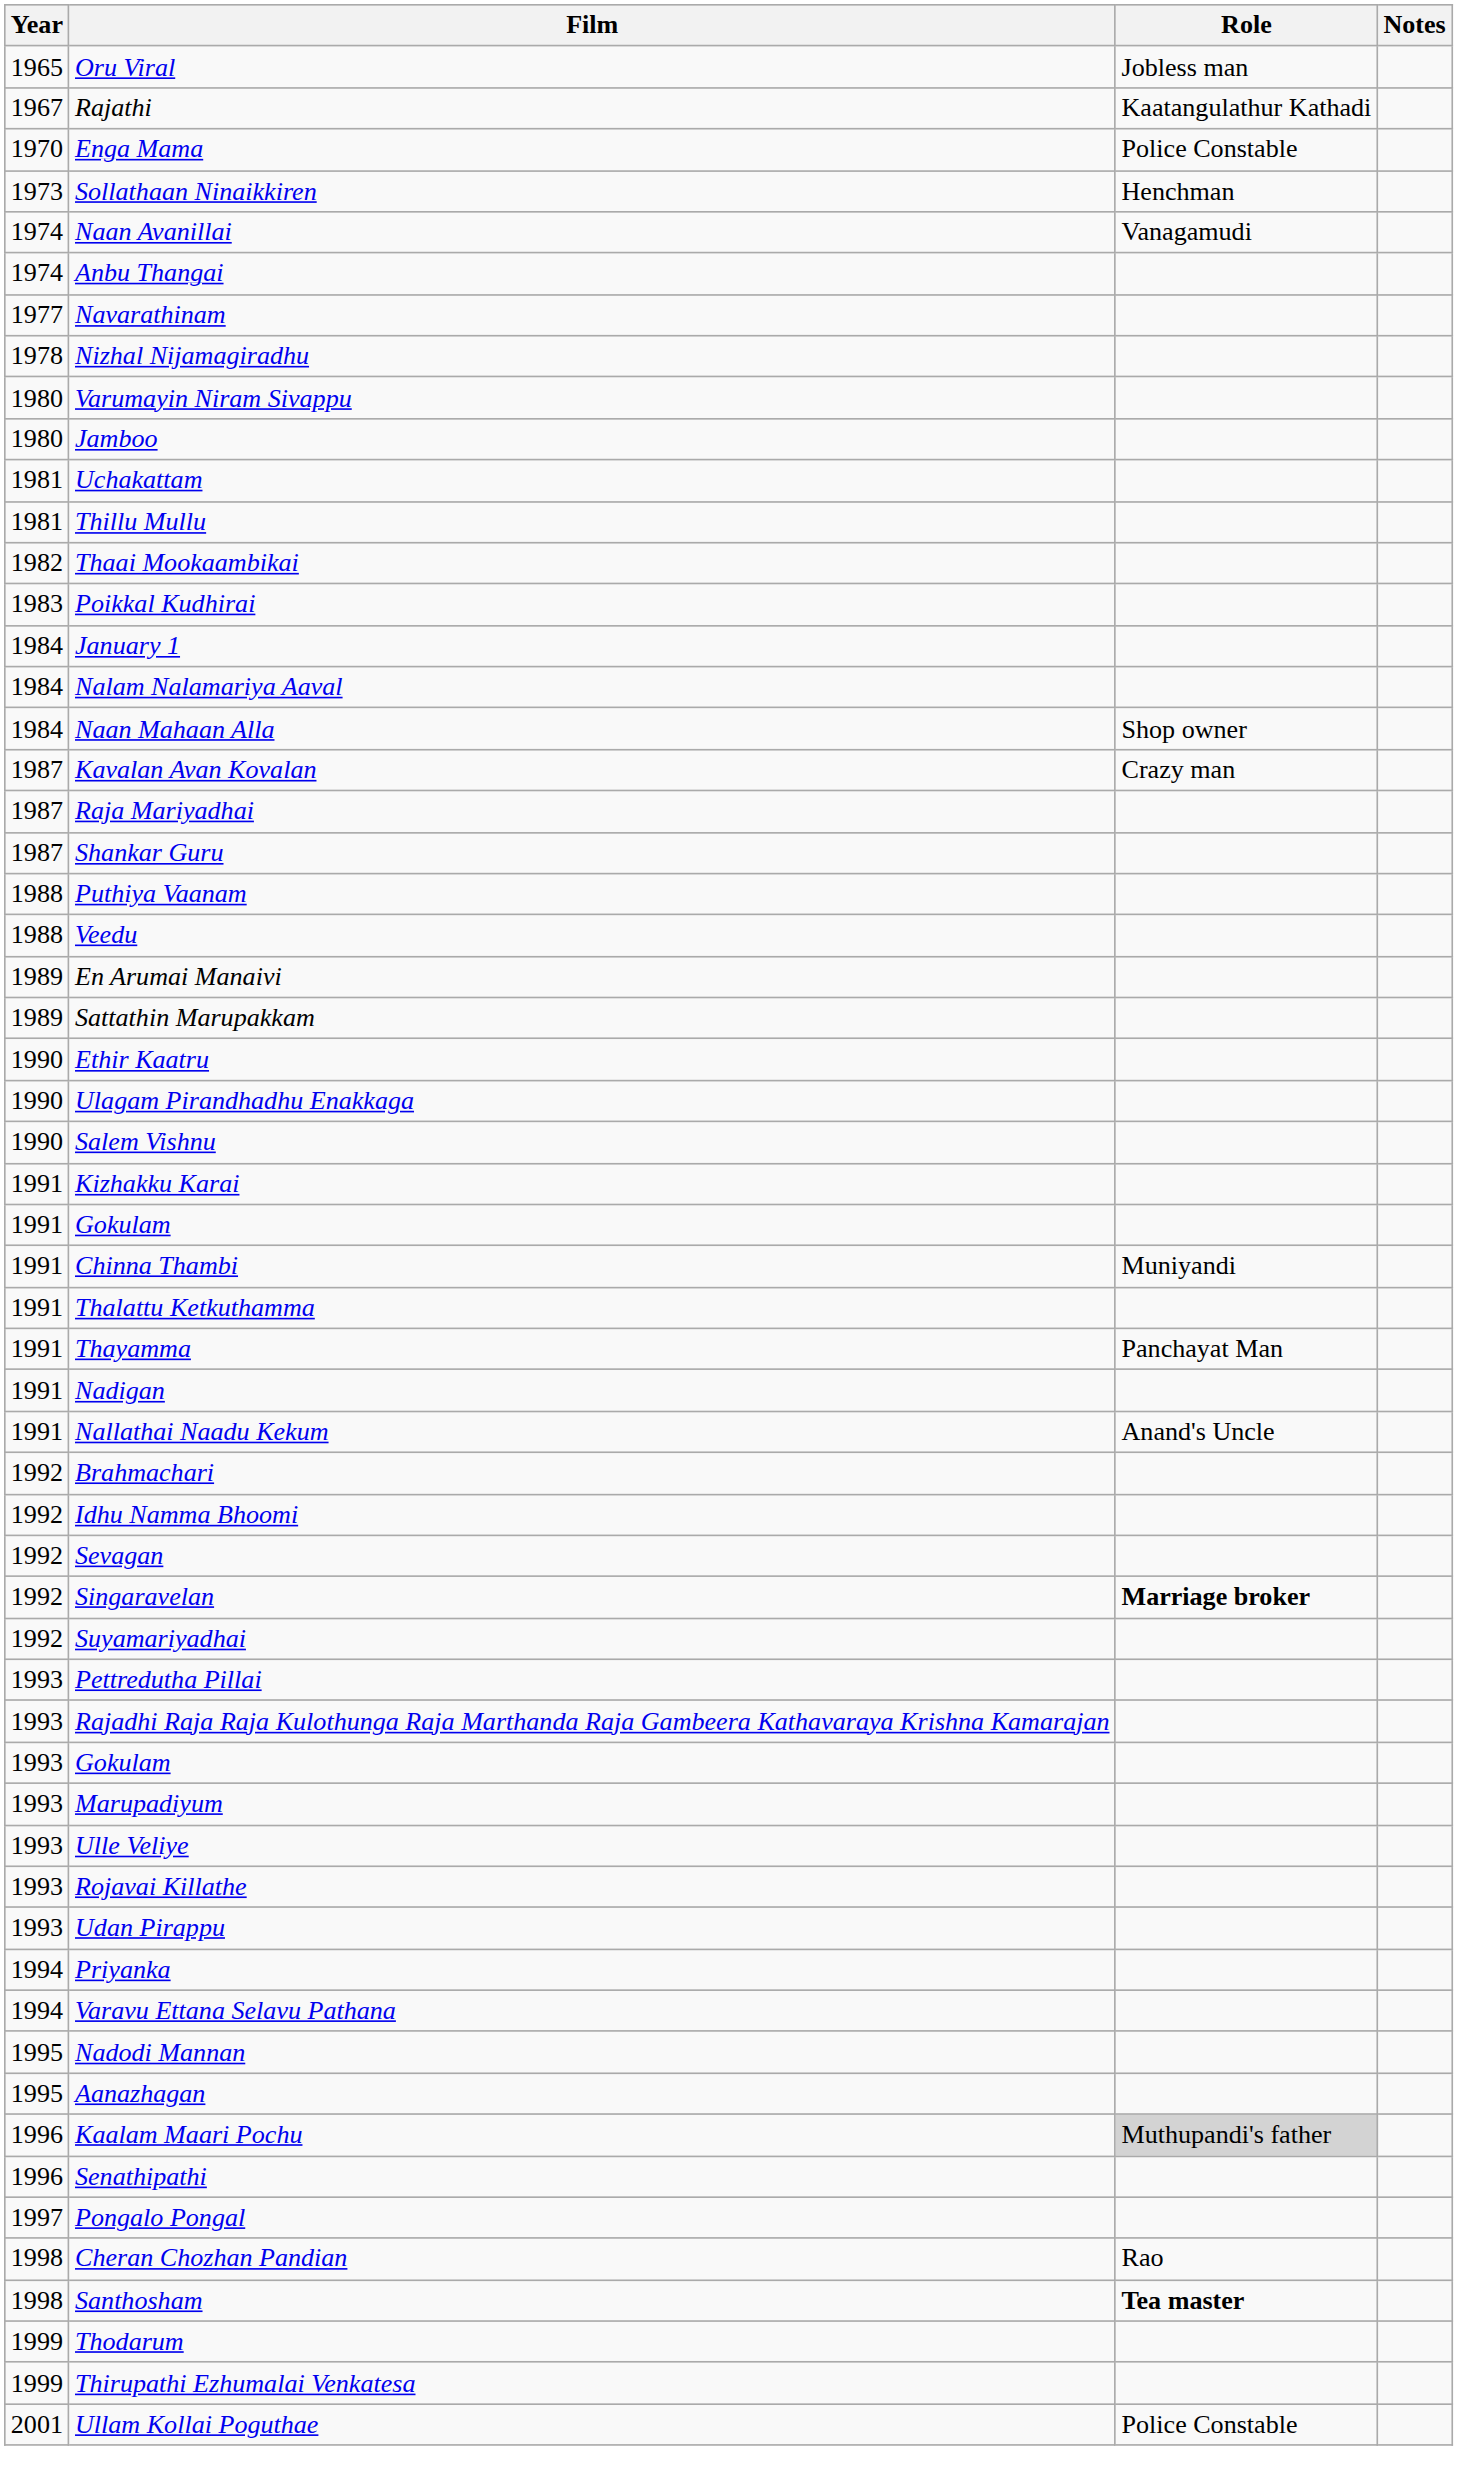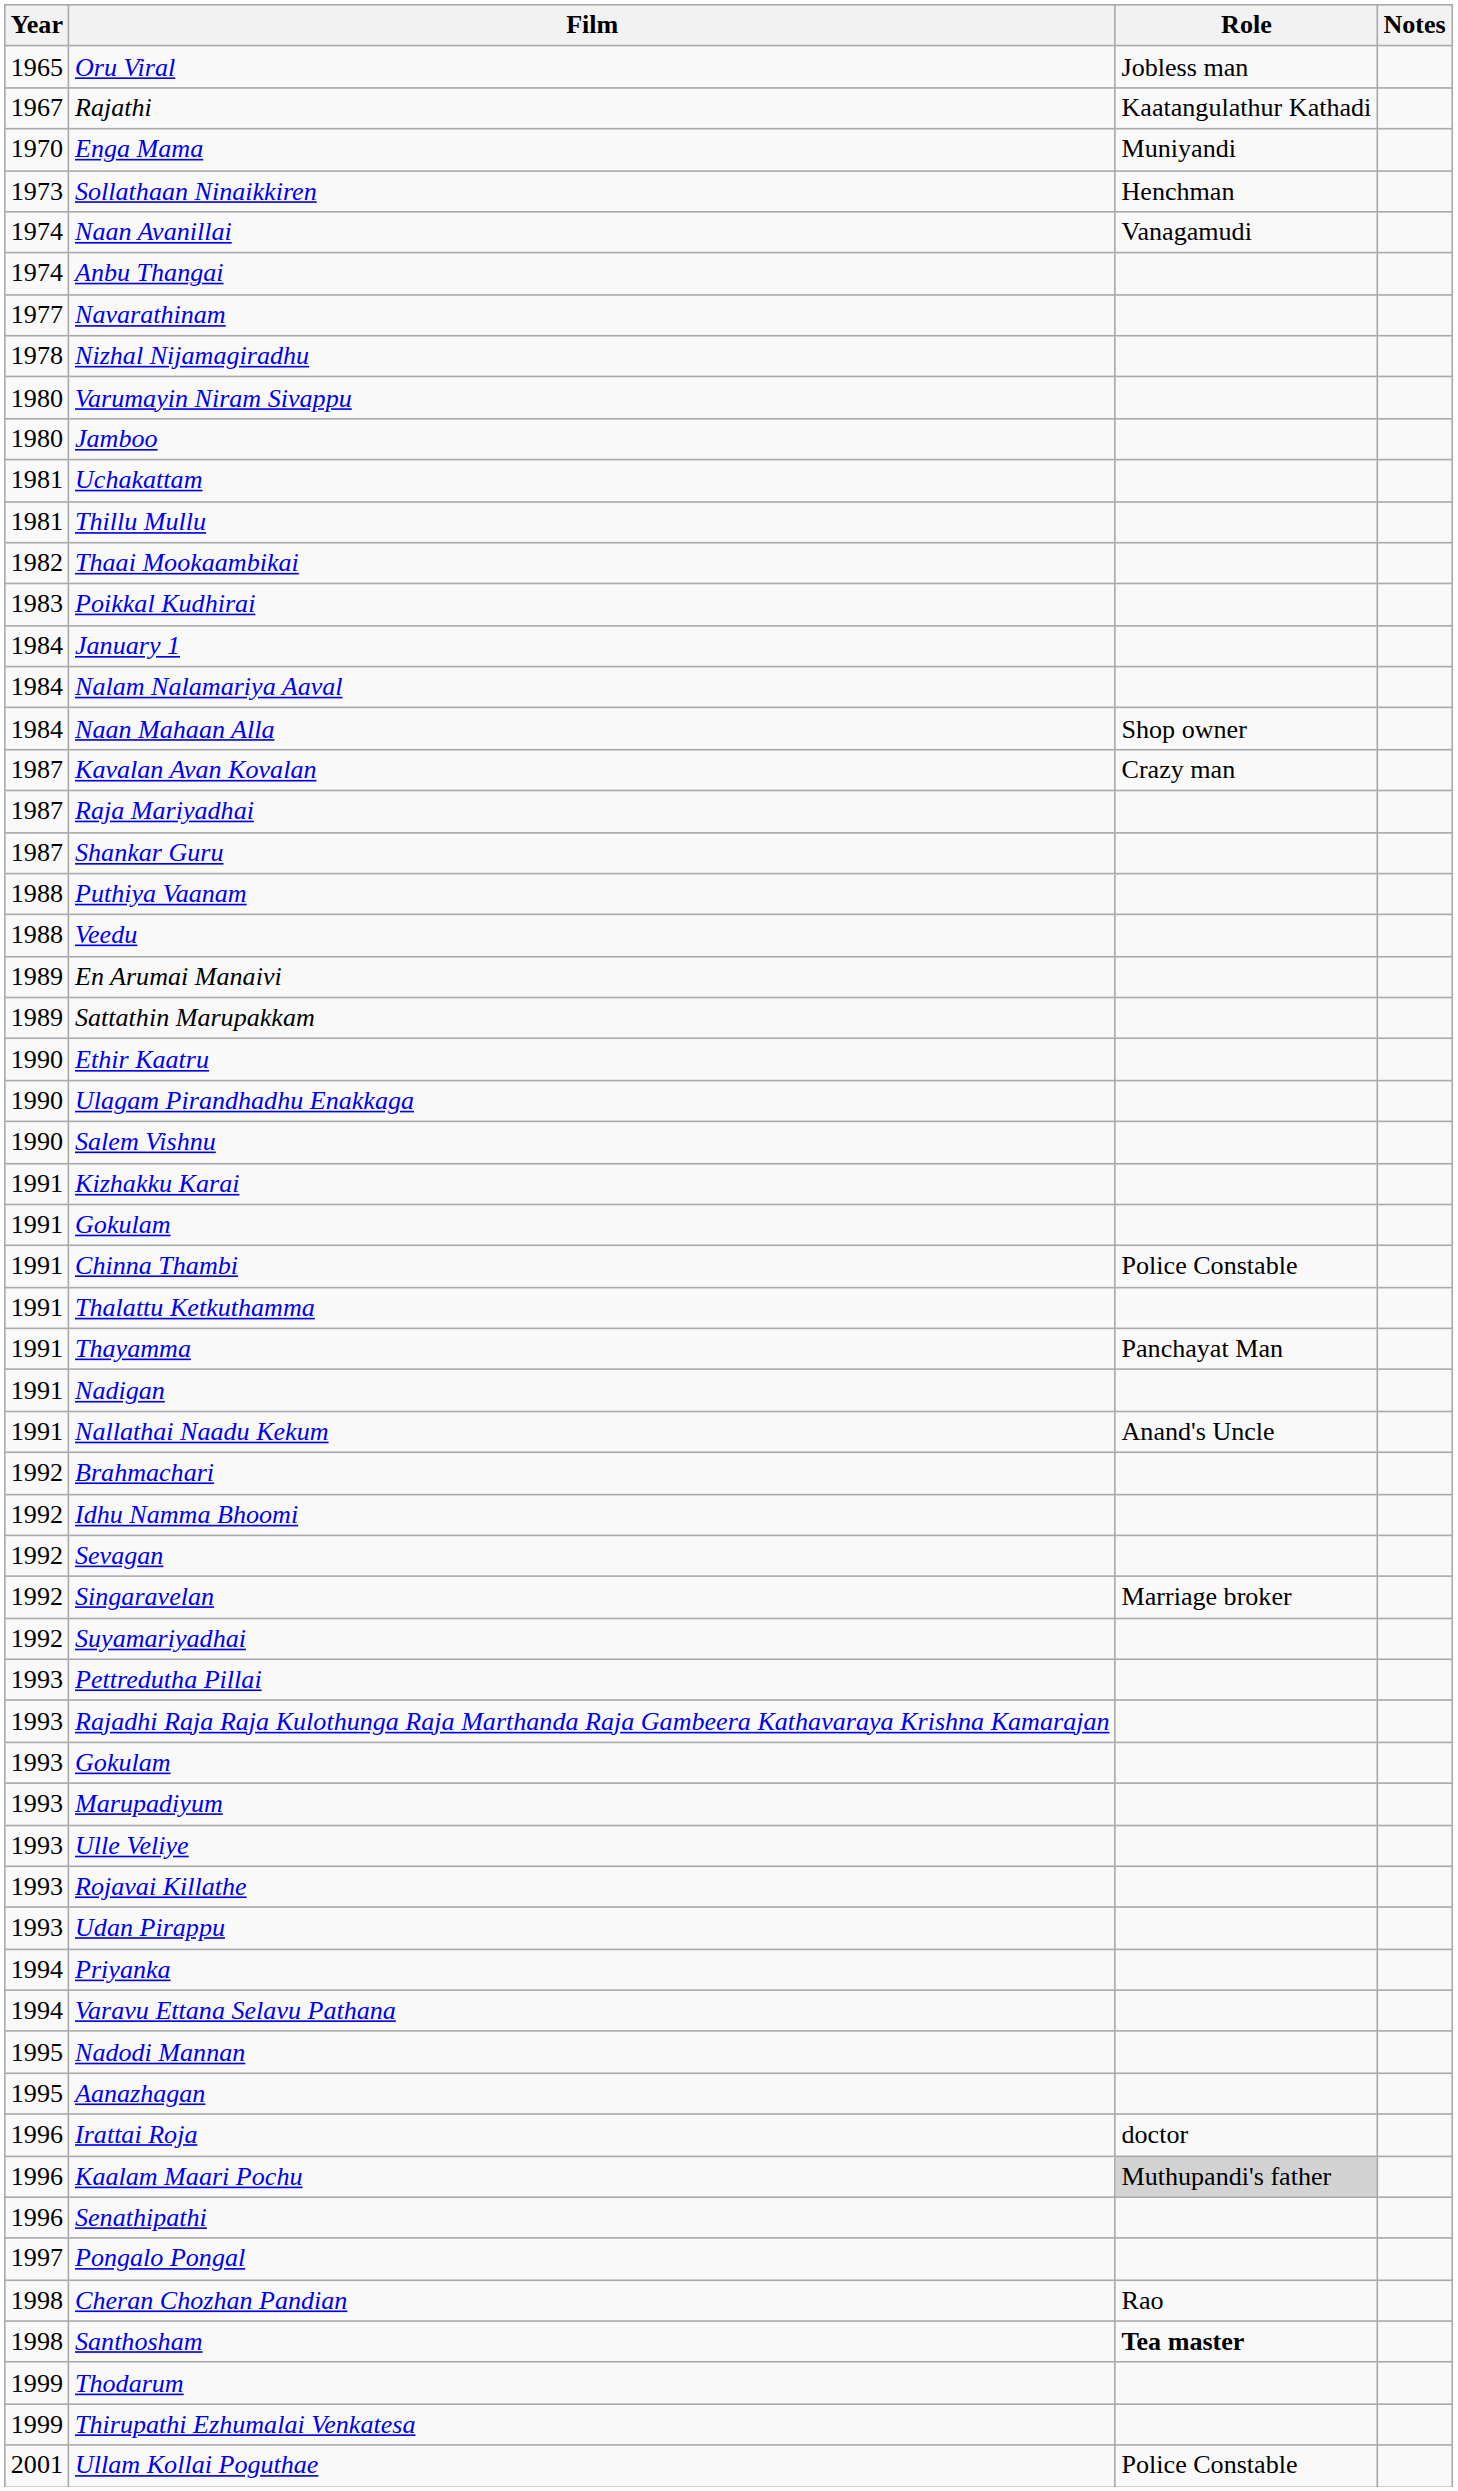(1210, 149) Police Constable -> (1179, 149) Muniyandi
(1179, 1266) Muniyandi -> (1210, 1266) Police Constable
(1216, 1596) bold -> (1207, 1596) normal
+ row: (37, 2134)
